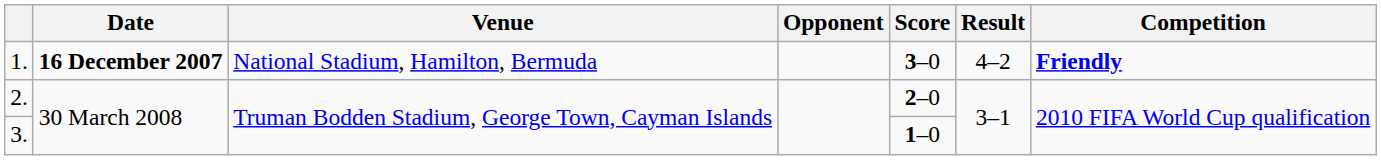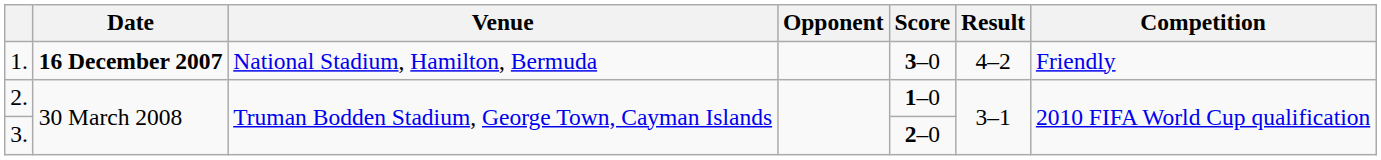(1079, 60) bold -> (1076, 60) normal
(922, 97) 2–0 -> (922, 97) 1–0
(922, 135) 1–0 -> (922, 135) 2–0
